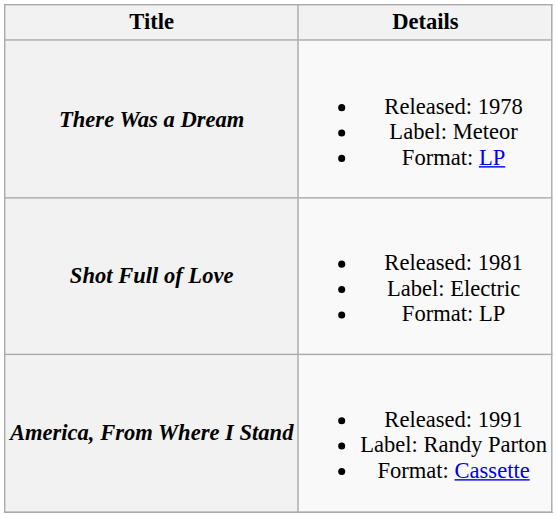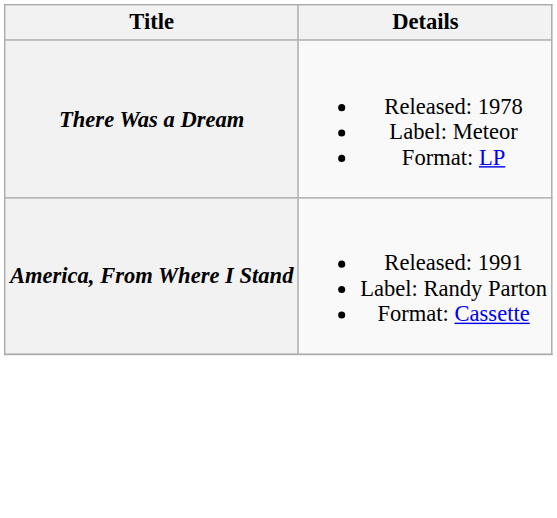- row: (152, 275)
